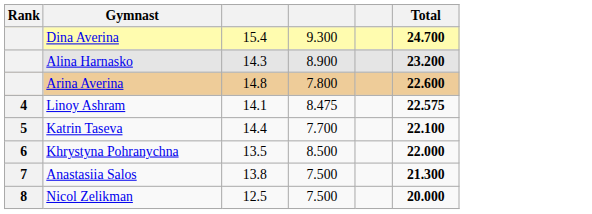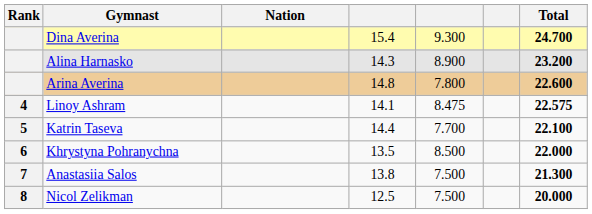+ column: (285, 15)
